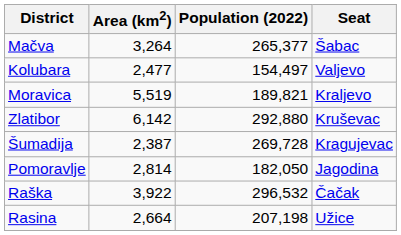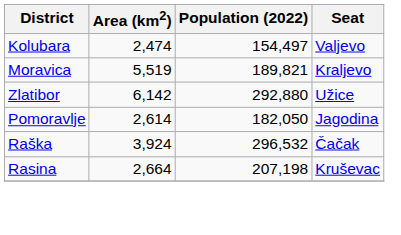- row: (31, 45)
(152, 70) 2,477 -> (152, 45) 2,474
(348, 119) Kruševac -> (335, 94) Užice
- row: (40, 144)
(152, 168) 2,814 -> (152, 119) 2,614
(152, 193) 3,922 -> (152, 144) 3,924
(335, 217) Užice -> (348, 168) Kruševac
